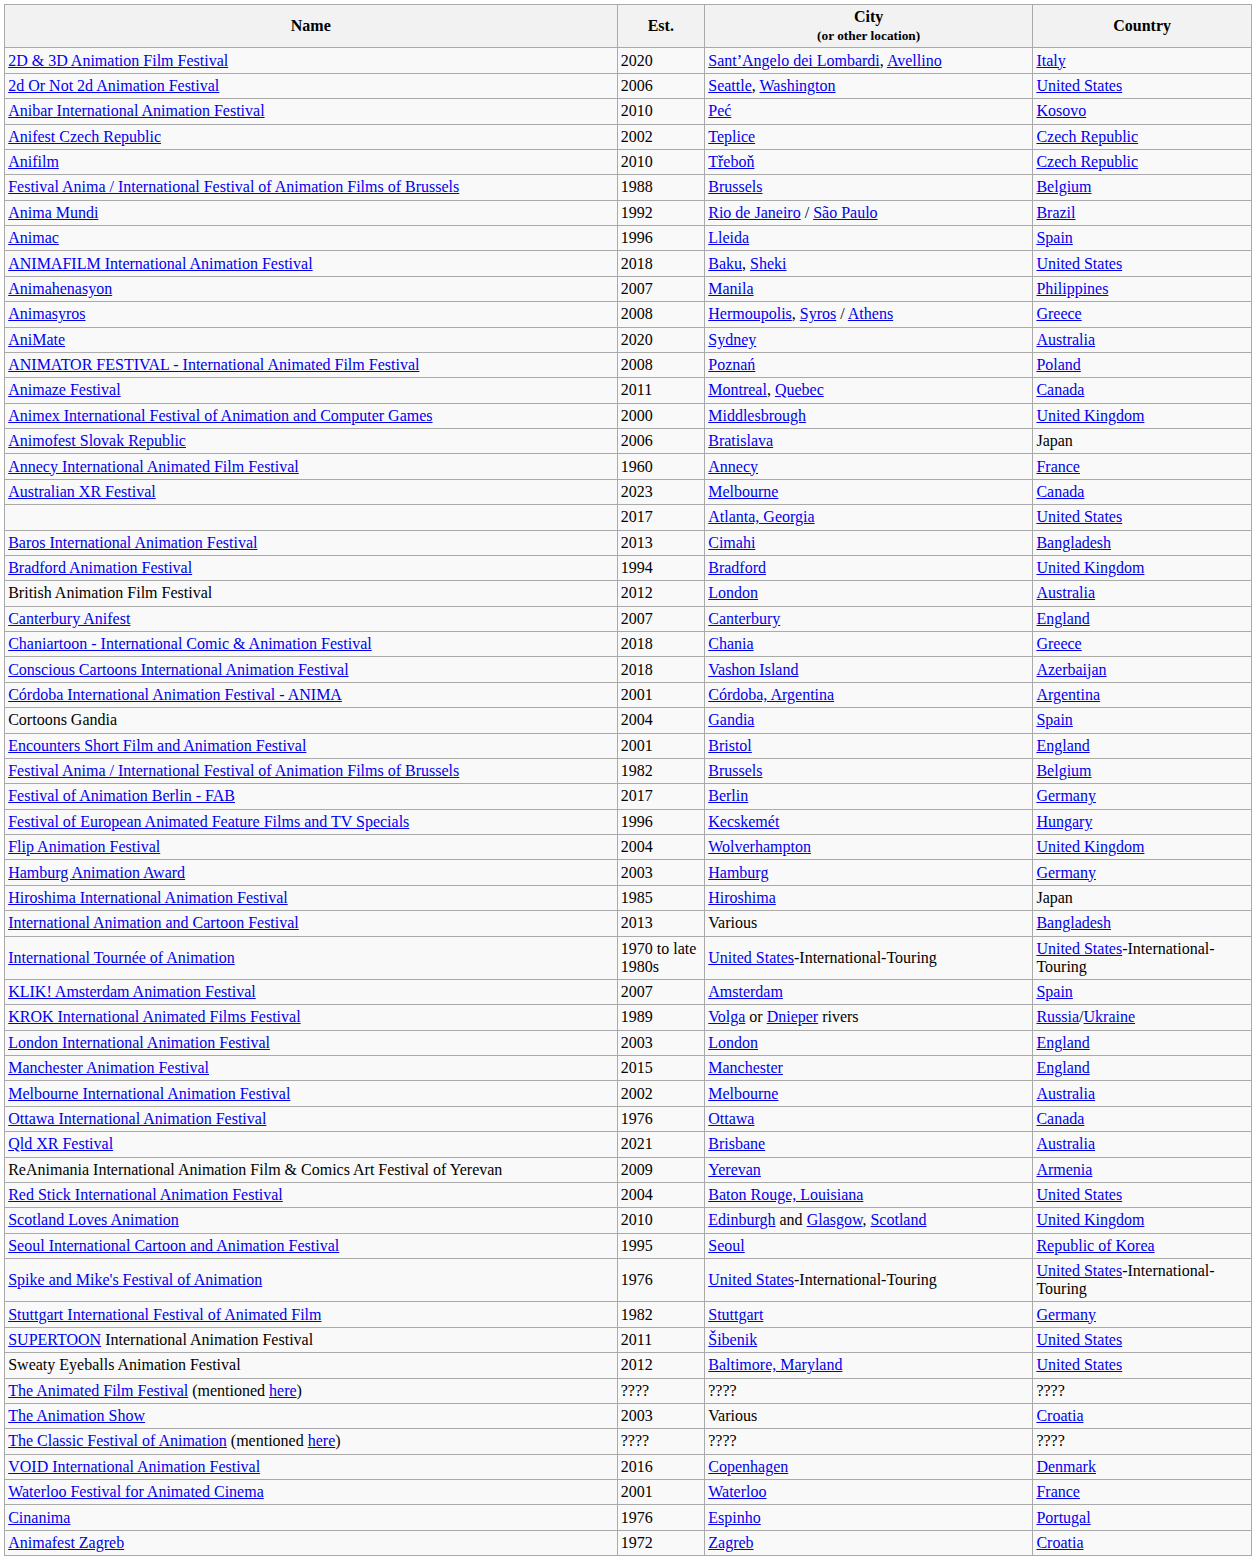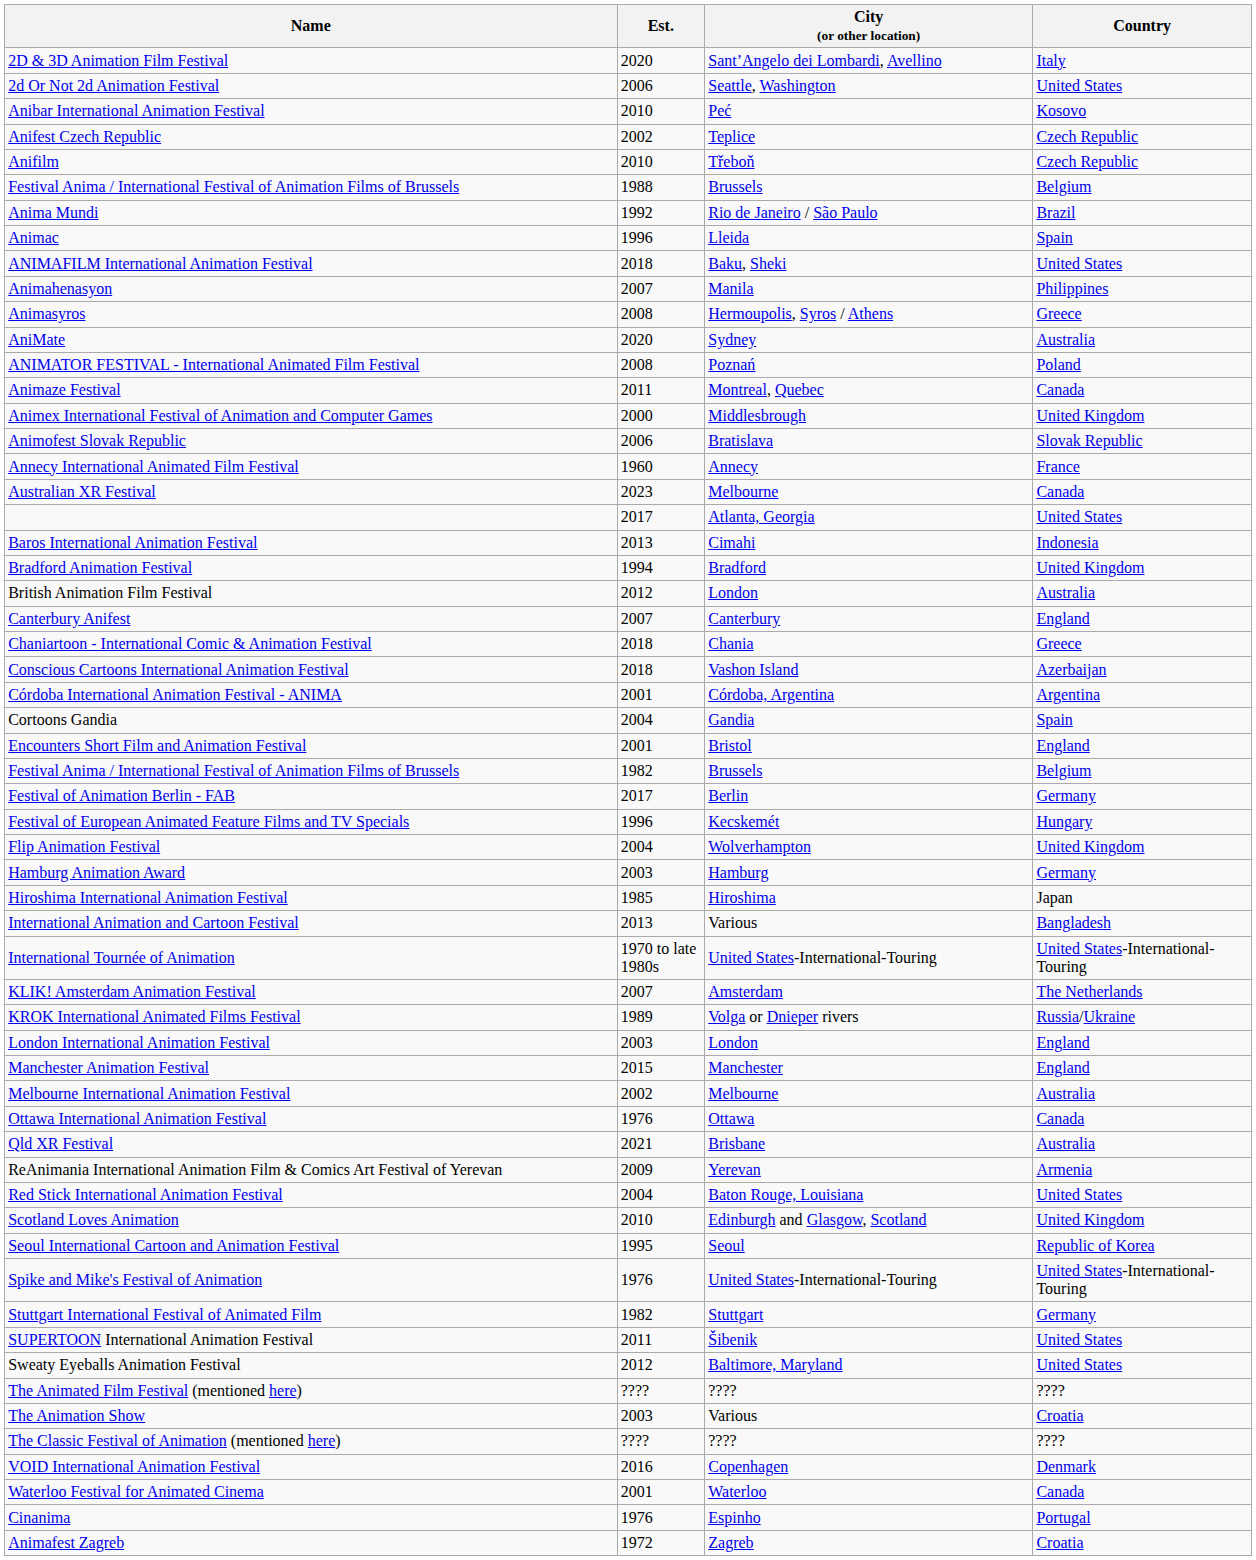(1055, 441) Japan -> (1090, 441) Slovak Republic
(1074, 542) Bangladesh -> (1068, 542) Indonesia
(1055, 992) Spain -> (1090, 992) The Netherlands
(1058, 1492) France -> (1060, 1492) Canada
